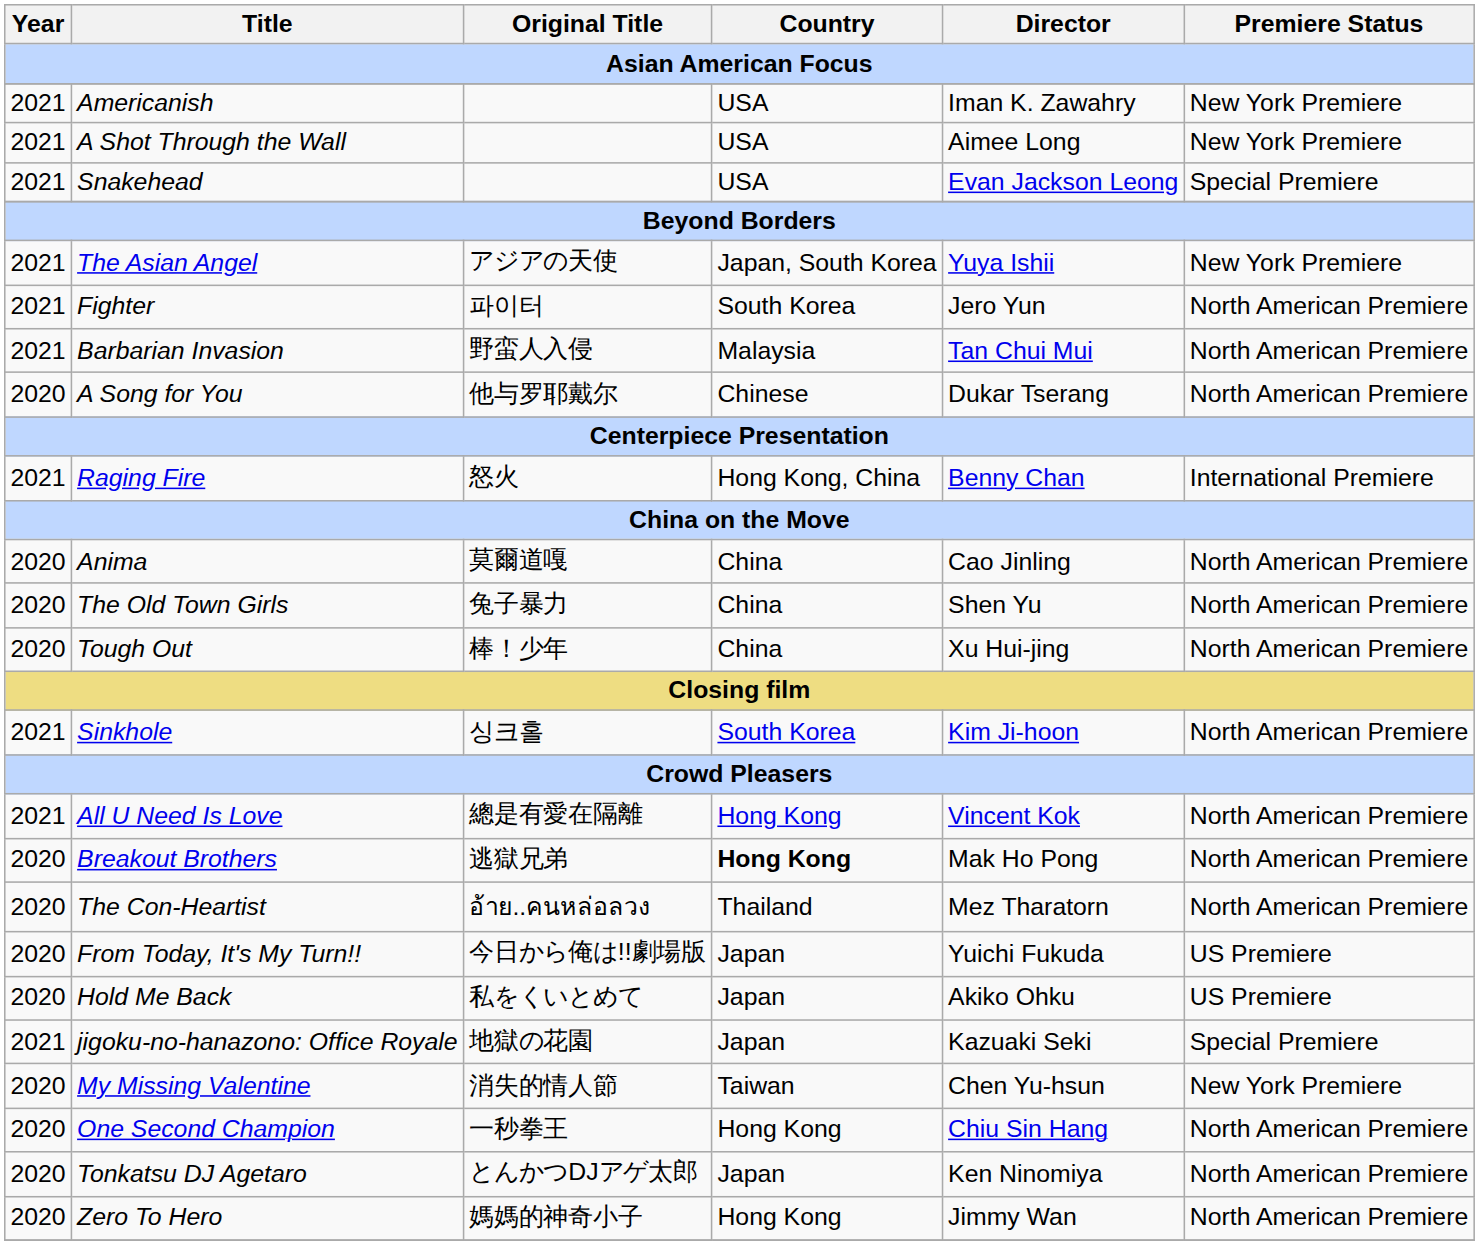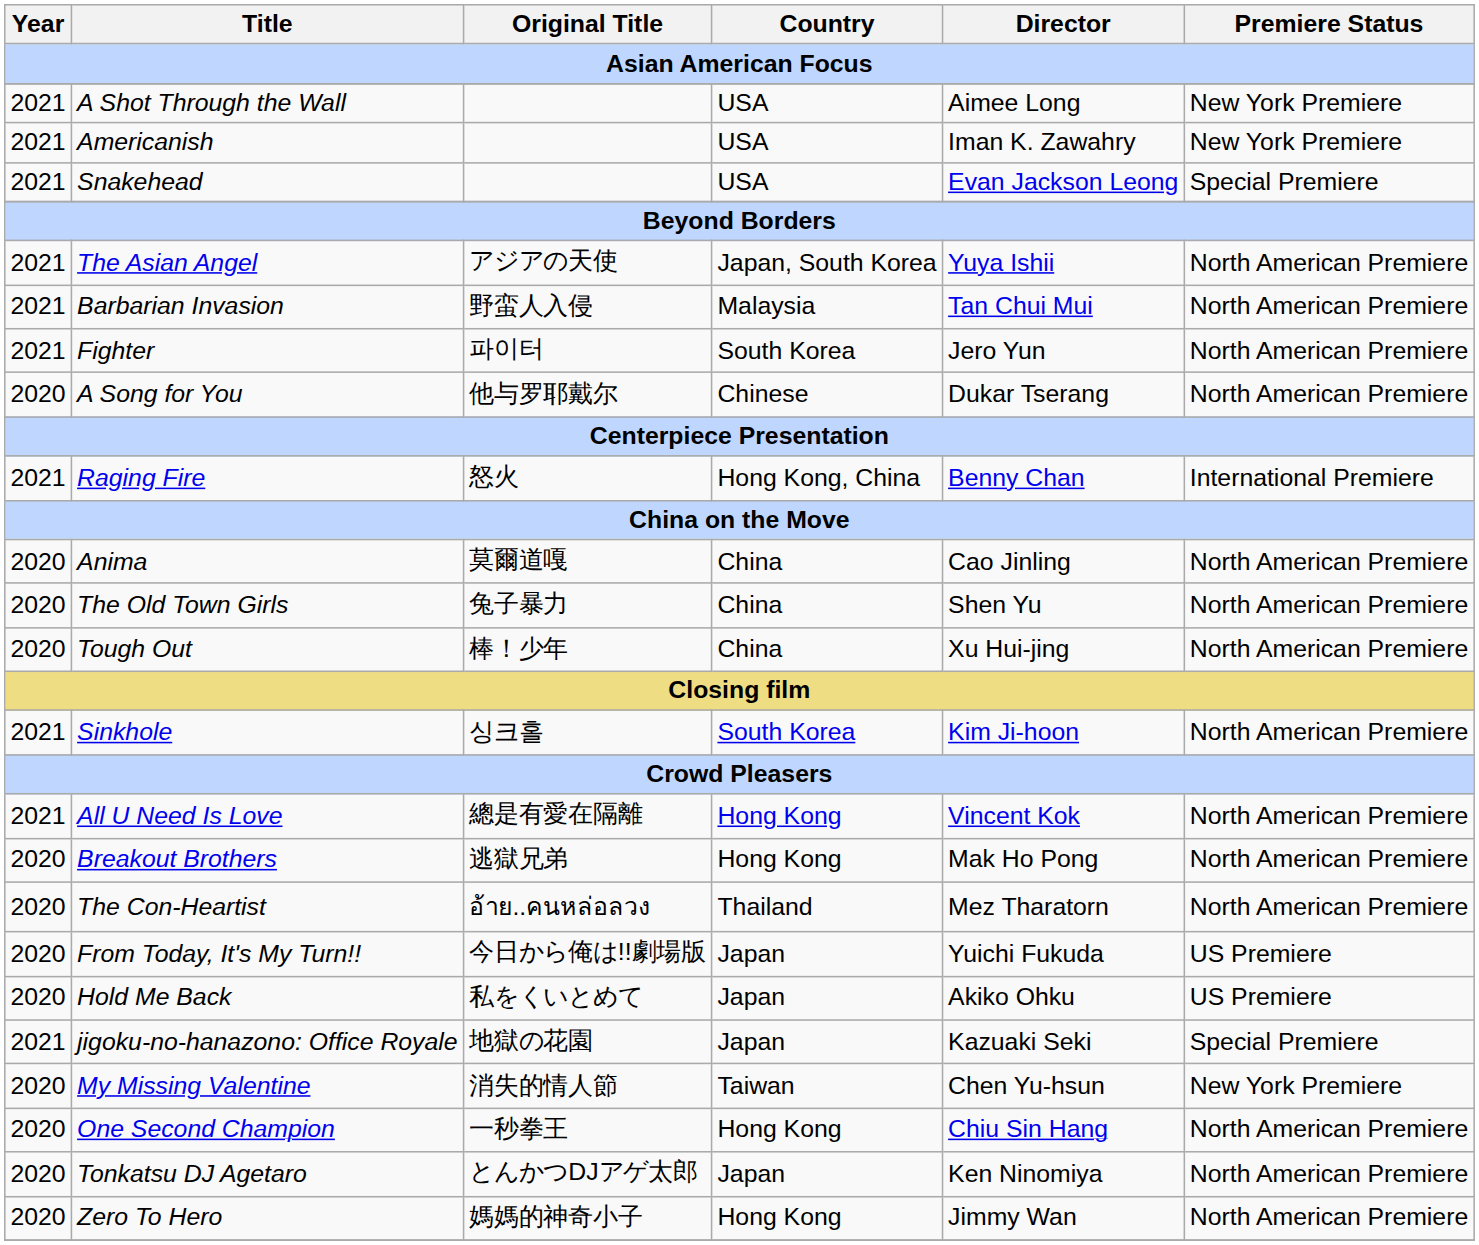rows swapped: (145, 102) <-> (212, 142)
(1296, 262) New York Premiere -> (1329, 262) North American Premiere
rows swapped: (180, 350) <-> (116, 306)
(784, 859) bold -> (779, 859) normal
